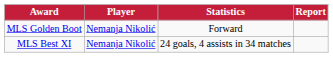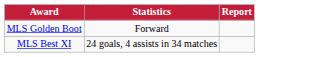- column: (121, 12)
